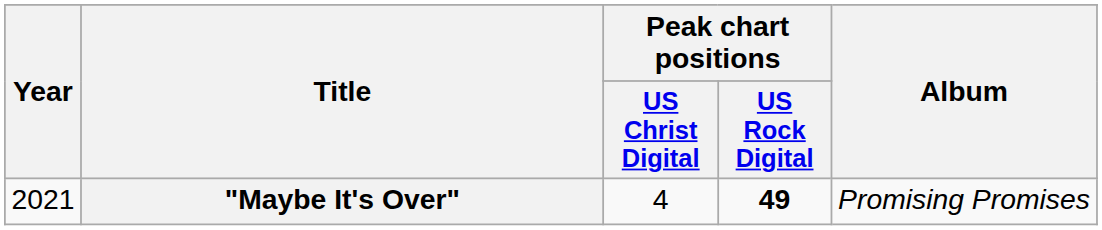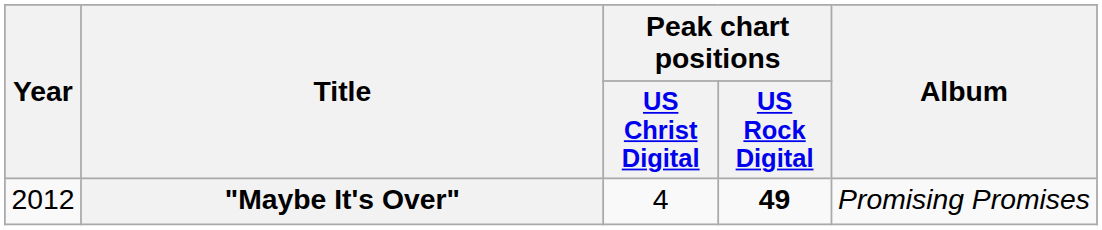(43, 200) 2021 -> (43, 200) 2012
